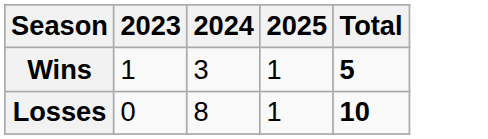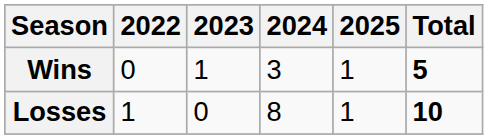+ column: (151, 26)
